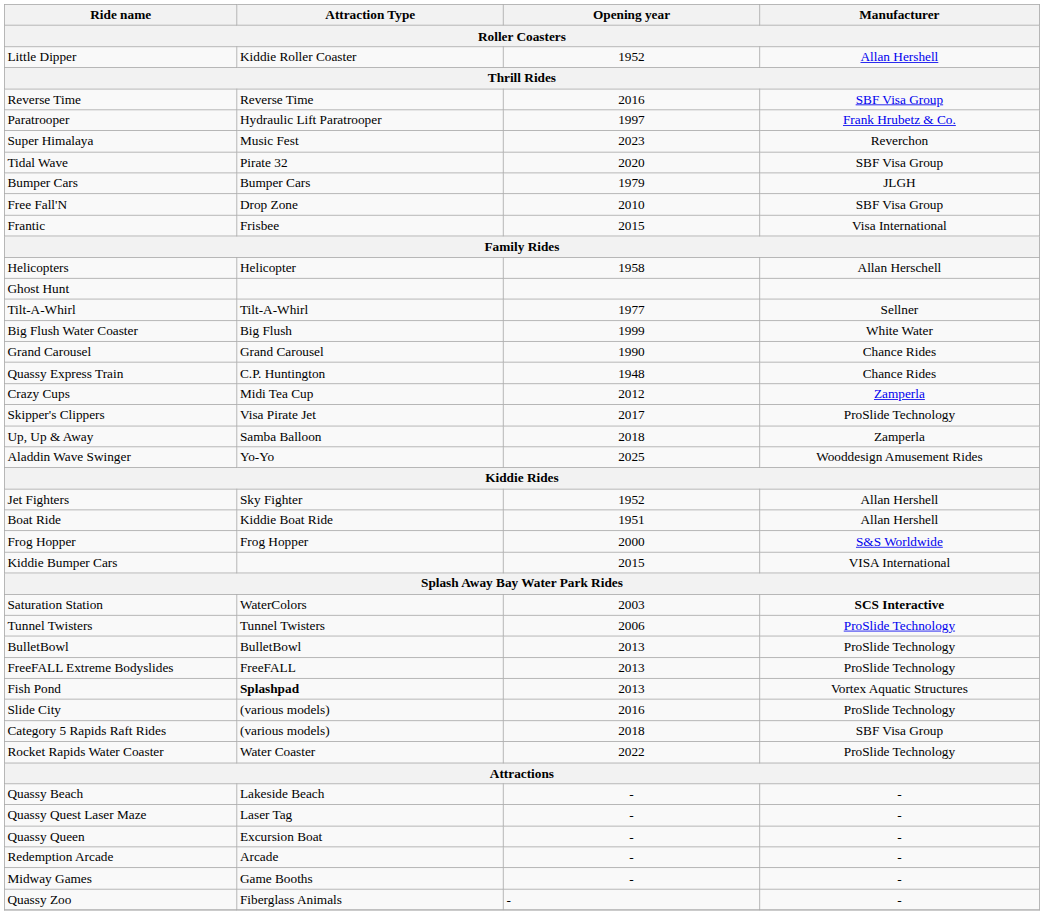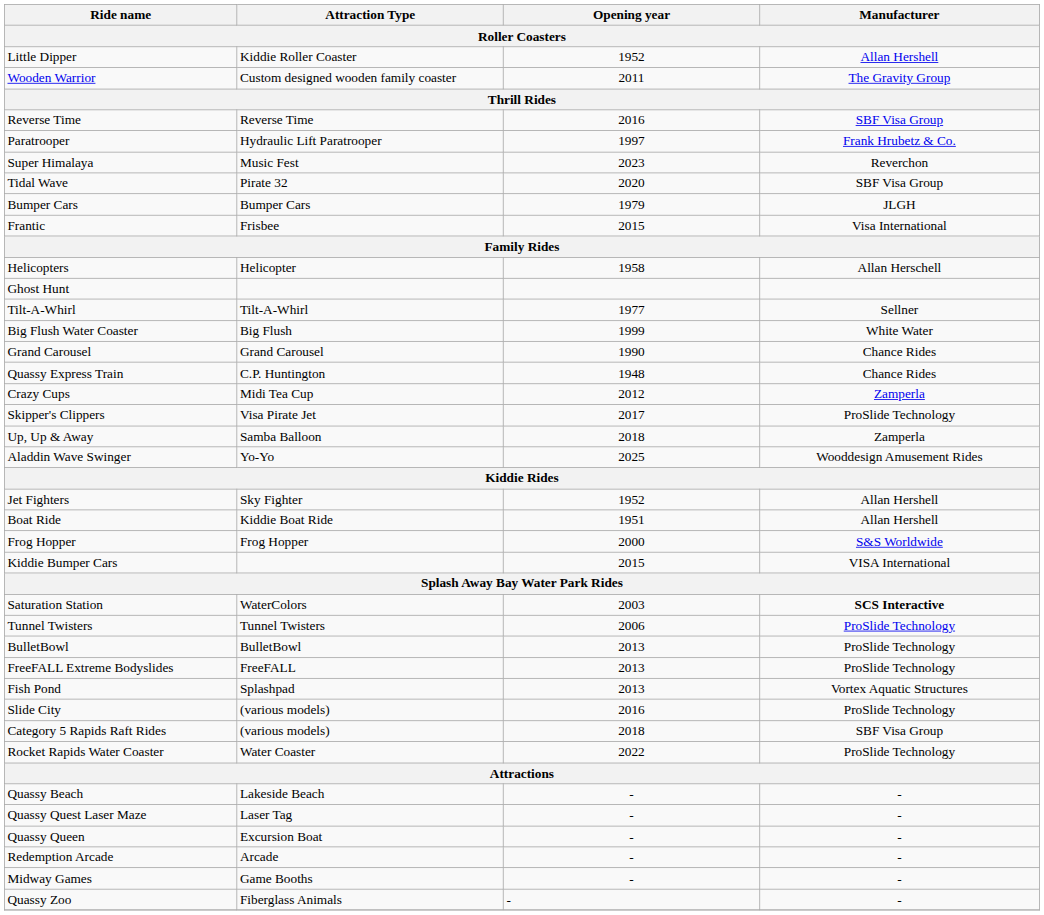+ row: (51, 78)
- row: (37, 204)
(270, 688) bold -> (267, 688) normal
